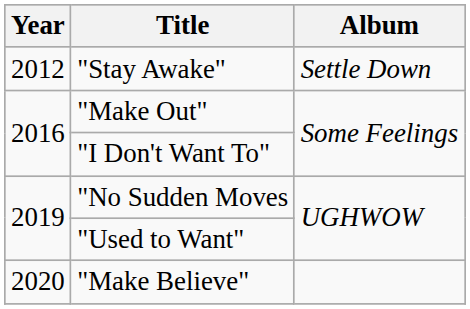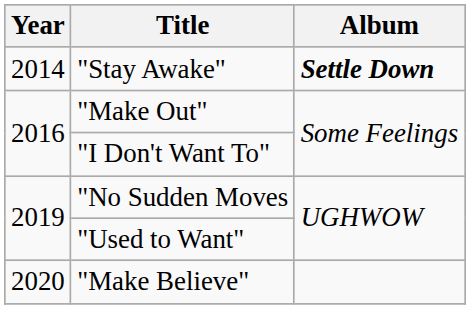(38, 68) 2012 -> (38, 68) 2014
(366, 68) normal -> (367, 68) bold
